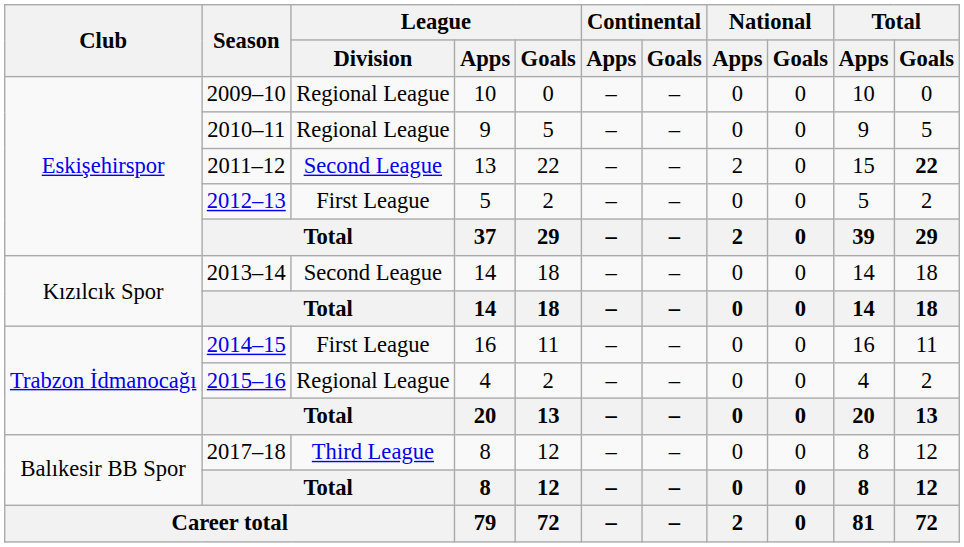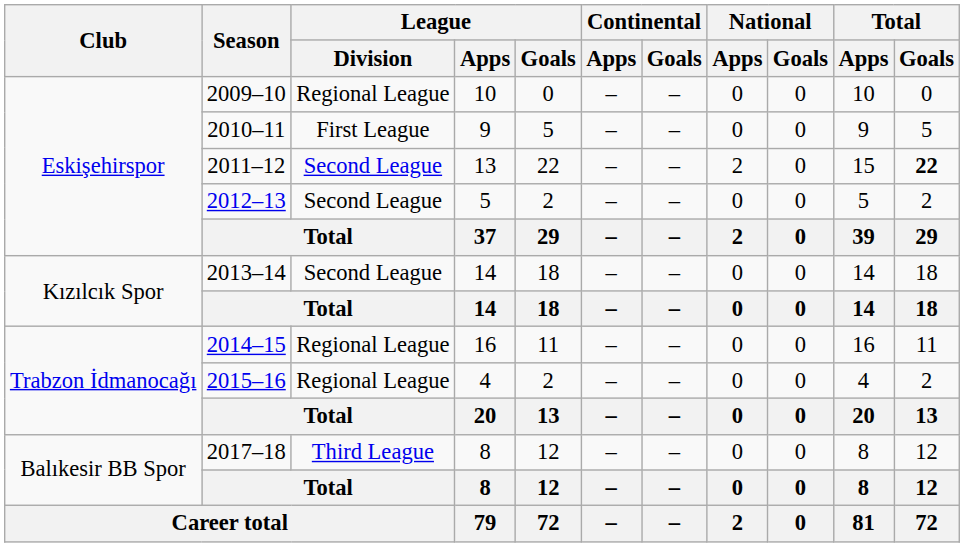(373, 129) Regional League -> (373, 129) First League
(373, 201) First League -> (373, 201) Second League
(373, 344) First League -> (373, 344) Regional League
